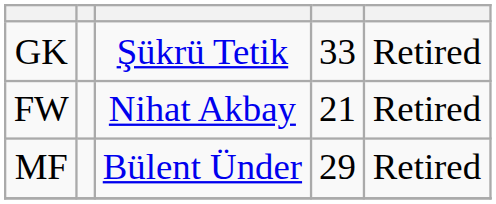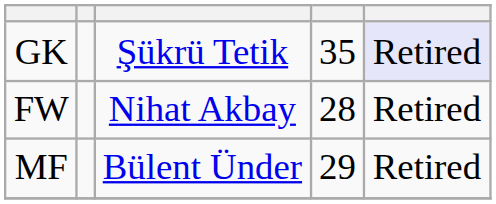(337, 50) 33 -> (337, 50) 35
(427, 50) no background -> (427, 50) lavender background
(337, 109) 21 -> (337, 109) 28
